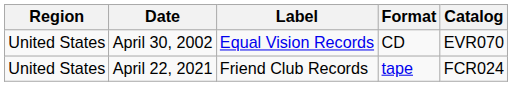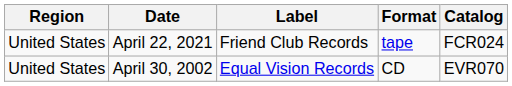rows swapped: (163, 42) <-> (163, 68)
